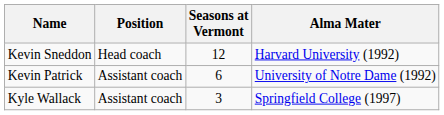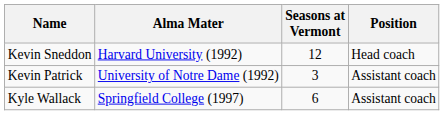columns swapped: (140, 24) <-> (345, 24)
(219, 76) 6 -> (315, 76) 3
(219, 99) 3 -> (315, 99) 6
